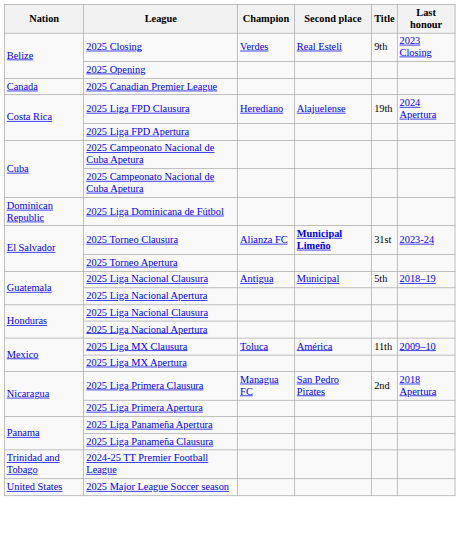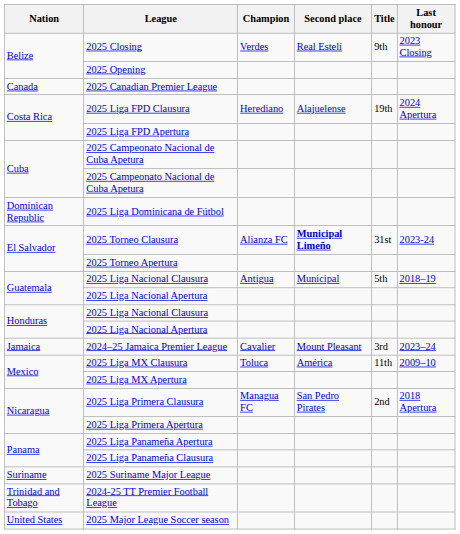+ row: (23, 346)
+ row: (27, 475)
